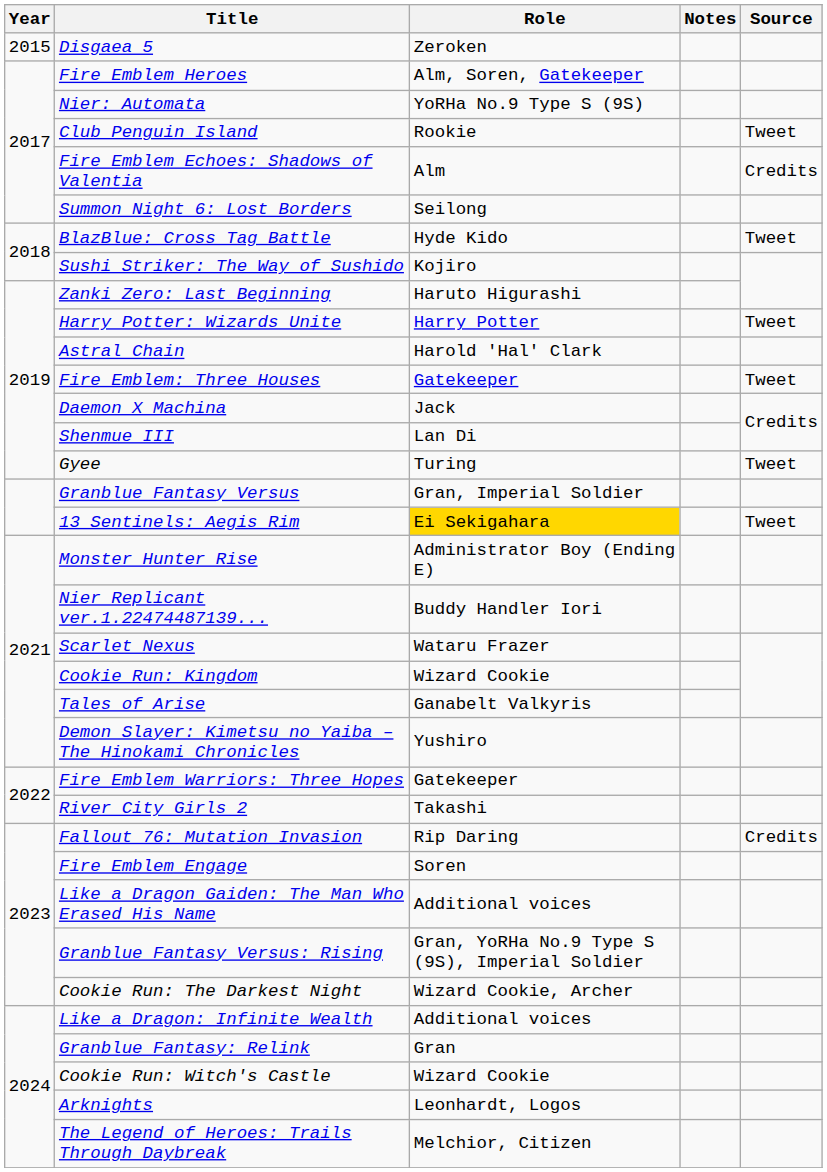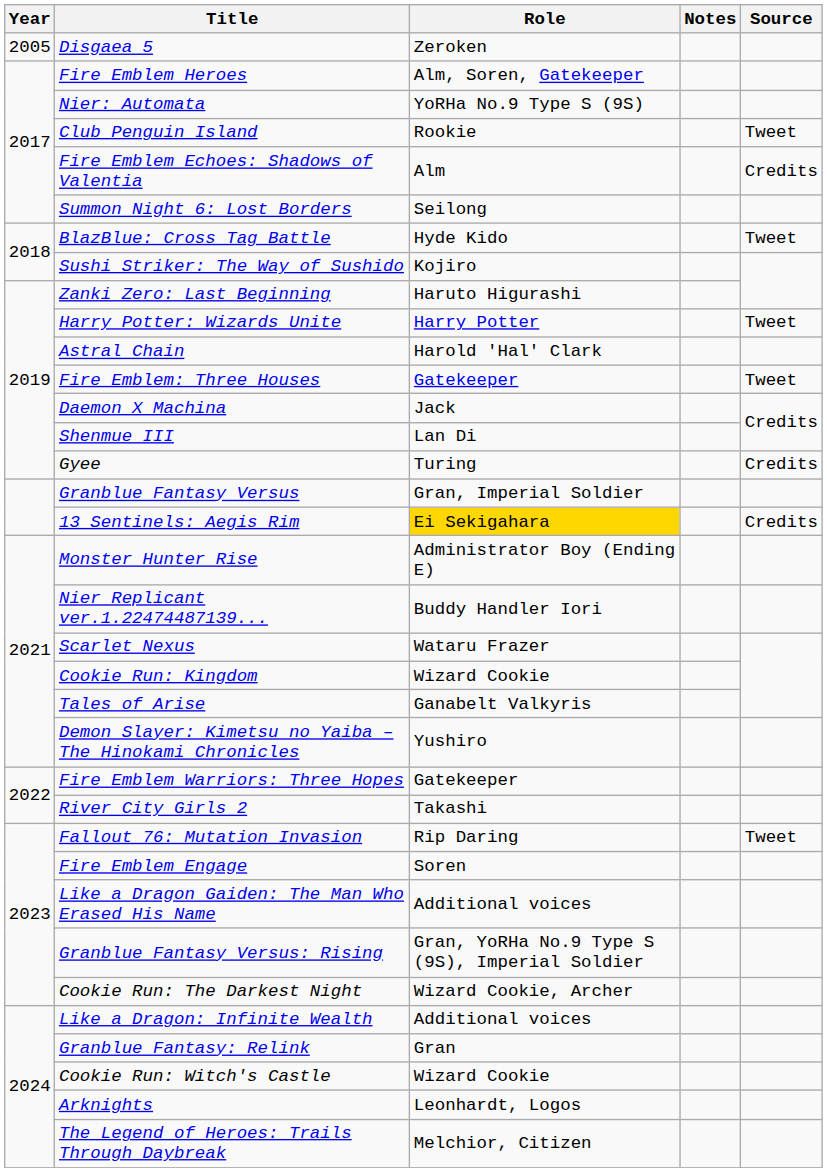(30, 47) 2015 -> (30, 47) 2005
(771, 465) Tweet -> (781, 465) Credits
(771, 522) Tweet -> (781, 522) Credits
(781, 837) Credits -> (771, 837) Tweet
